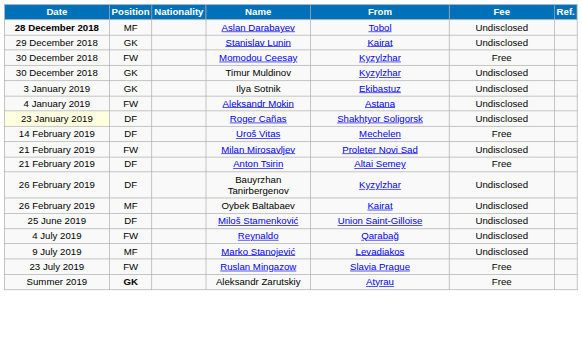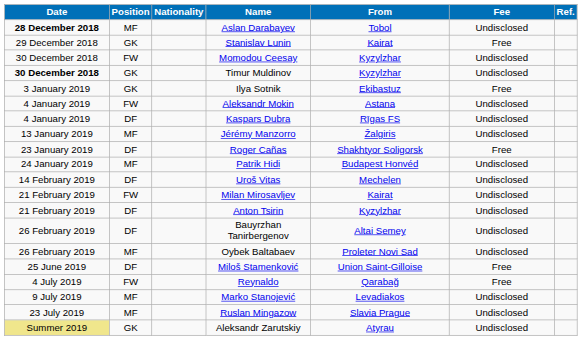(502, 43) Undisclosed -> (502, 43) Free
(502, 58) Free -> (502, 58) Undisclosed
(57, 73) normal -> (57, 73) bold
(502, 89) Undisclosed -> (502, 89) Free
+ row: (258, 119)
+ row: (258, 134)
(57, 119) lightyellow background -> (57, 150) no background
(502, 119) Undisclosed -> (502, 150) Free
+ row: (258, 165)
(502, 134) Free -> (502, 180) Undisclosed
(380, 150) Proleter Novi Sad -> (380, 195) Kairat
(380, 165) Altai Semey -> (380, 210) Kyzylzhar
(502, 165) Free -> (502, 210) Undisclosed
(380, 185) Kyzylzhar -> (380, 231) Altai Semey
(380, 206) Kairat -> (380, 252) Proleter Novi Sad
(502, 221) Undisclosed -> (502, 267) Free
(502, 236) Undisclosed -> (502, 282) Free
(131, 267) FW -> (131, 313) MF
(502, 267) Free -> (502, 313) Undisclosed
(57, 282) no background -> (57, 328) khaki background
(131, 282) bold -> (131, 328) normal
(502, 282) Free -> (502, 328) Undisclosed
